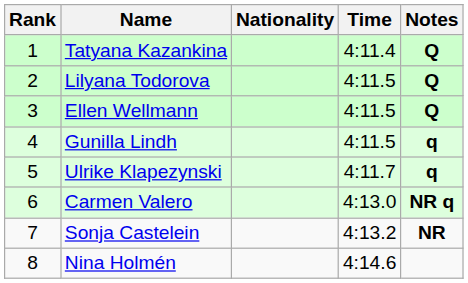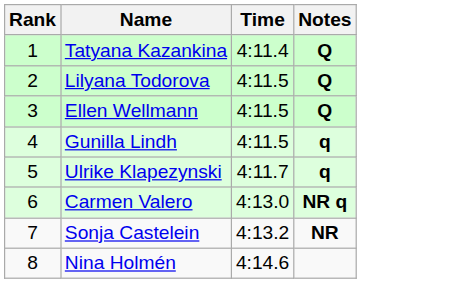- column: (285, 19)
